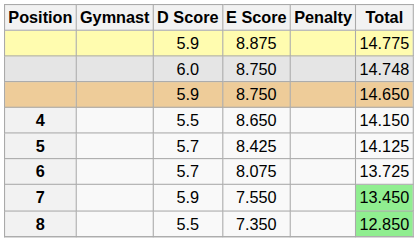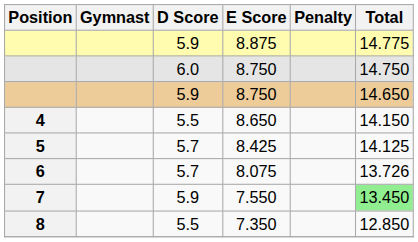(384, 69) 14.748 -> (384, 69) 14.750
(384, 172) 13.725 -> (384, 172) 13.726
(384, 224) lightgreen background -> (384, 224) no background
